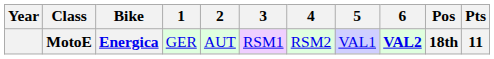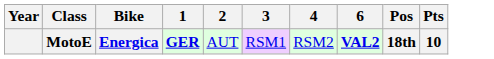- column: (357, 16)
(181, 41) normal -> (183, 41) bold
(476, 41) 11 -> (433, 41) 10
